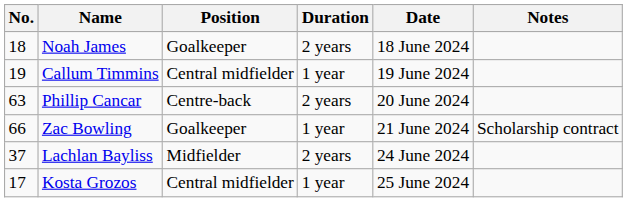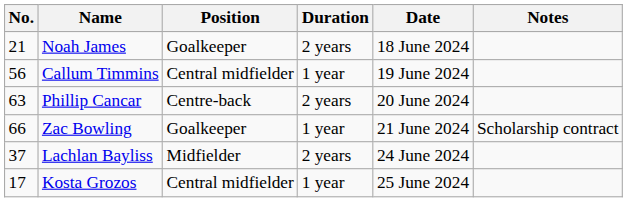(17, 45) 18 -> (17, 45) 21
(17, 73) 19 -> (17, 73) 56
